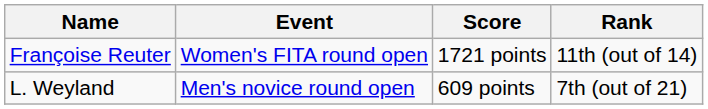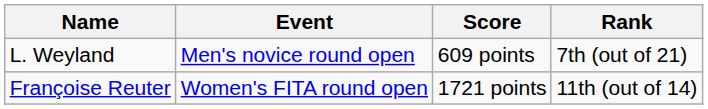rows swapped: (90, 55) <-> (62, 88)
